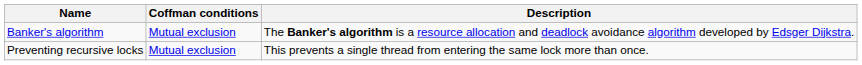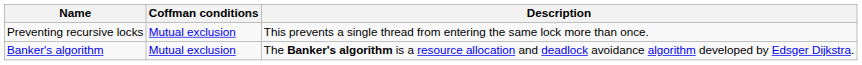rows swapped: (55, 32) <-> (75, 50)
